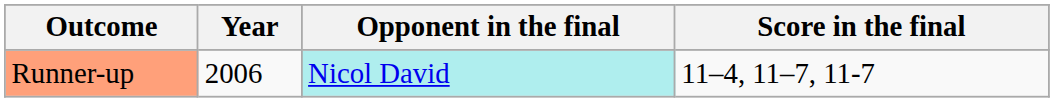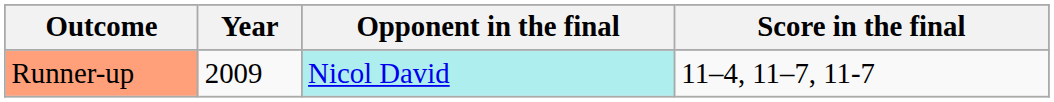(234, 73) 2006 -> (234, 73) 2009
